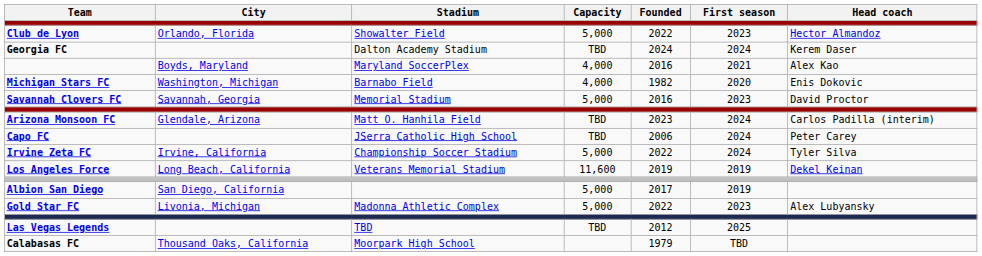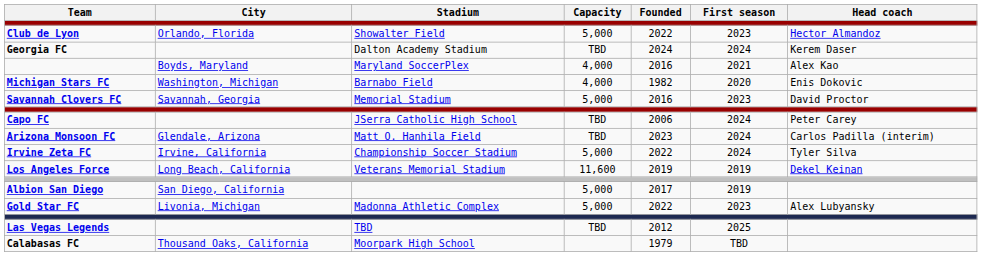rows swapped: (61, 120) <-> (28, 136)
